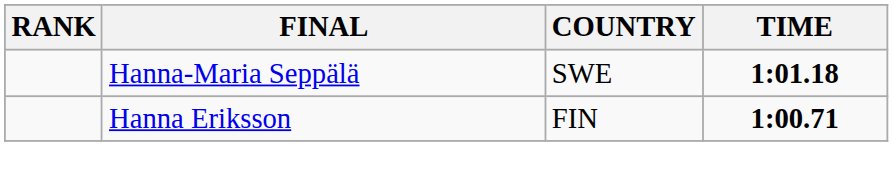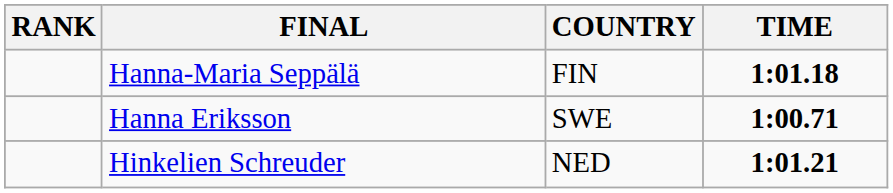(582, 72) SWE -> (575, 72) FIN
(575, 118) FIN -> (582, 118) SWE
+ row: (227, 163)
